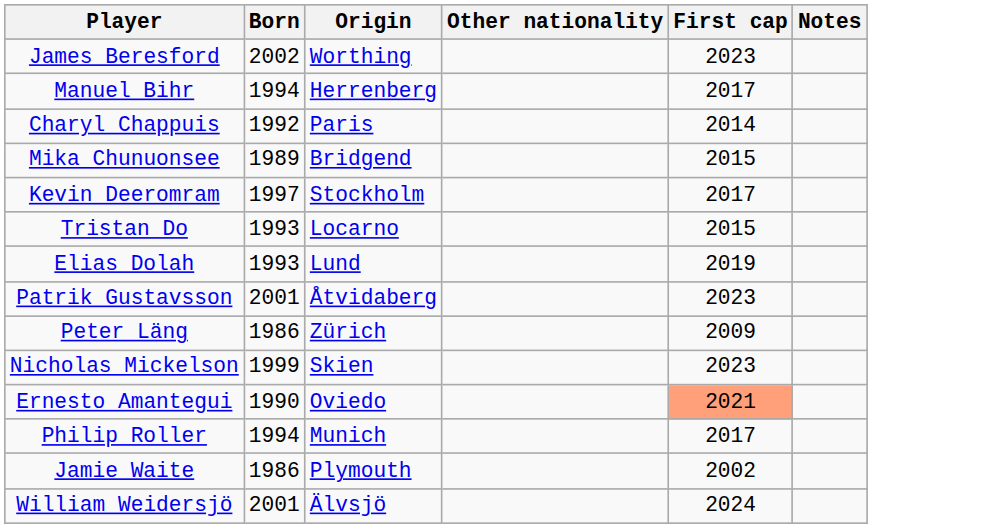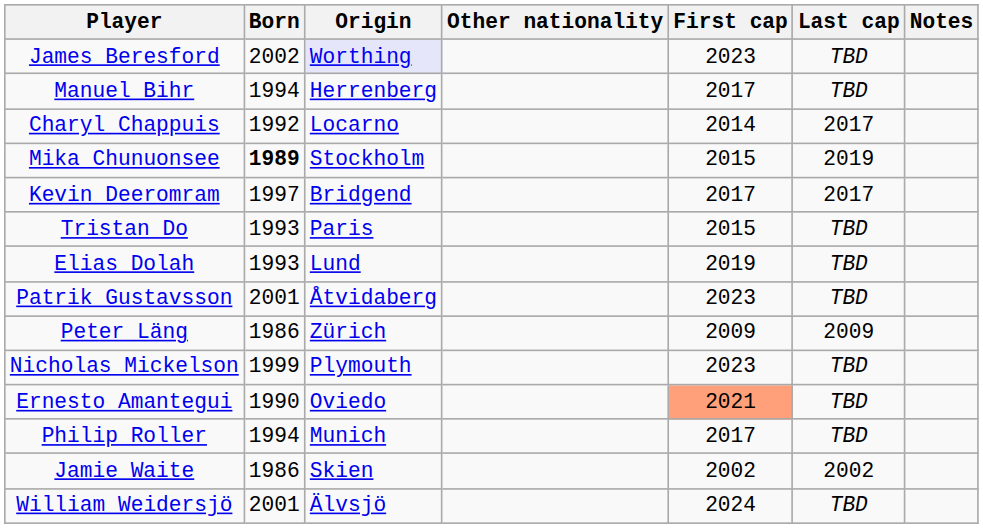+ column: (849, 22)
(361, 57) no background -> (361, 57) lavender background
(342, 126) Paris -> (354, 126) Locarno
(274, 160) normal -> (274, 160) bold
(361, 160) Bridgend -> (367, 160) Stockholm
(367, 195) Stockholm -> (361, 195) Bridgend
(354, 229) Locarno -> (342, 229) Paris
(342, 367) Skien -> (361, 367) Plymouth
(361, 471) Plymouth -> (342, 471) Skien
